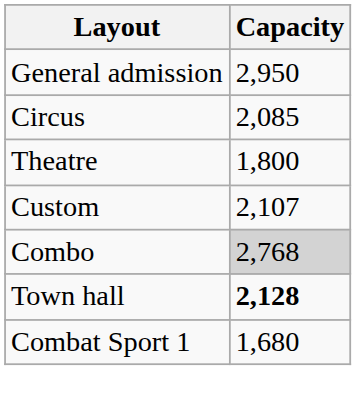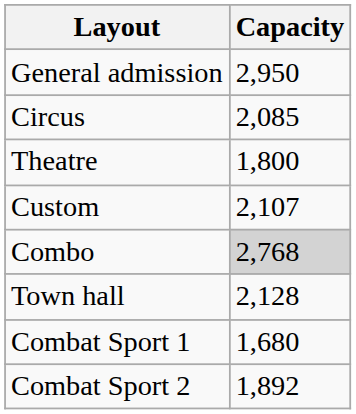(268, 296) bold -> (268, 296) normal
+ row: (101, 386)
